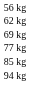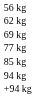+ row: (18, 89)
